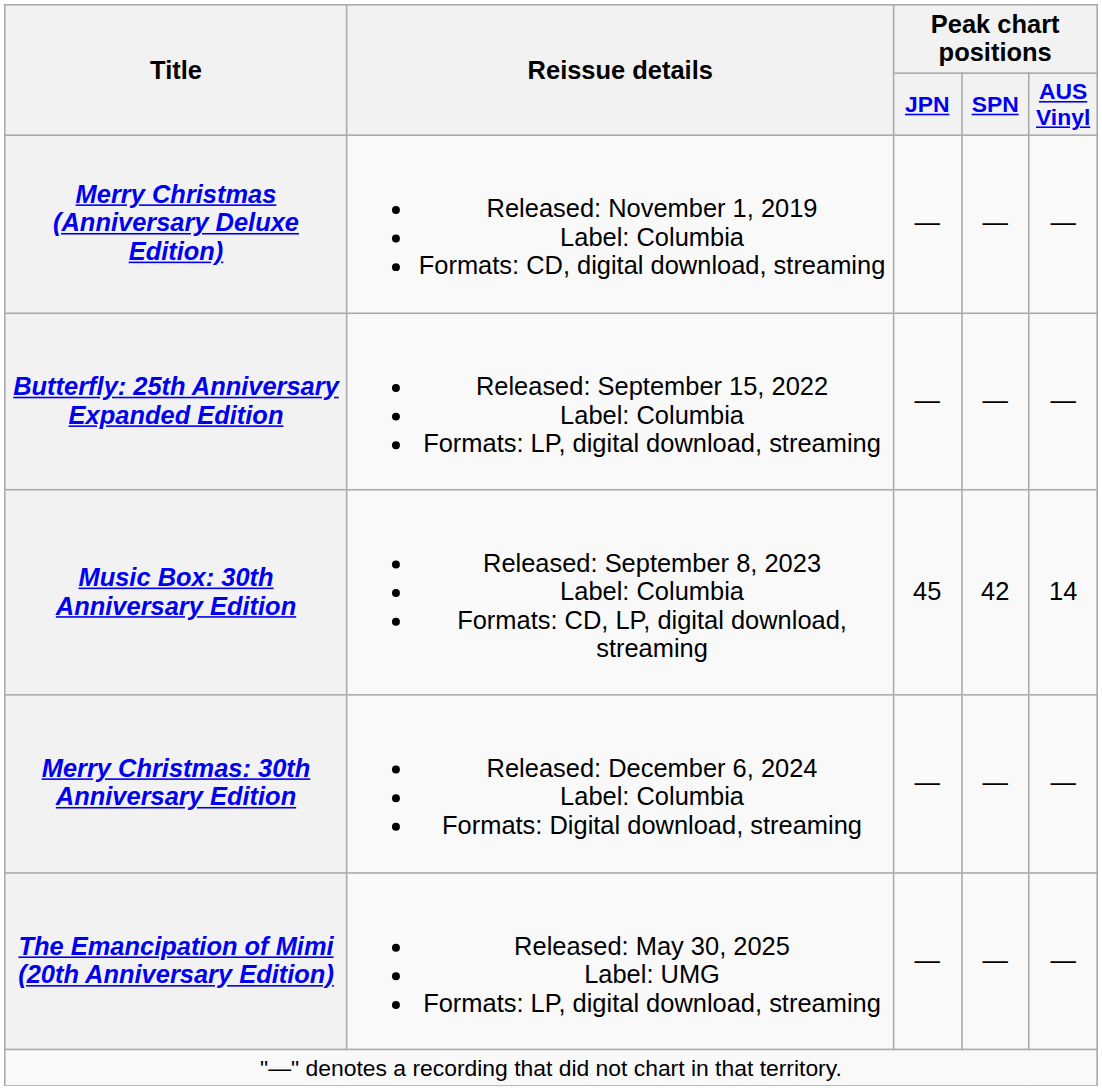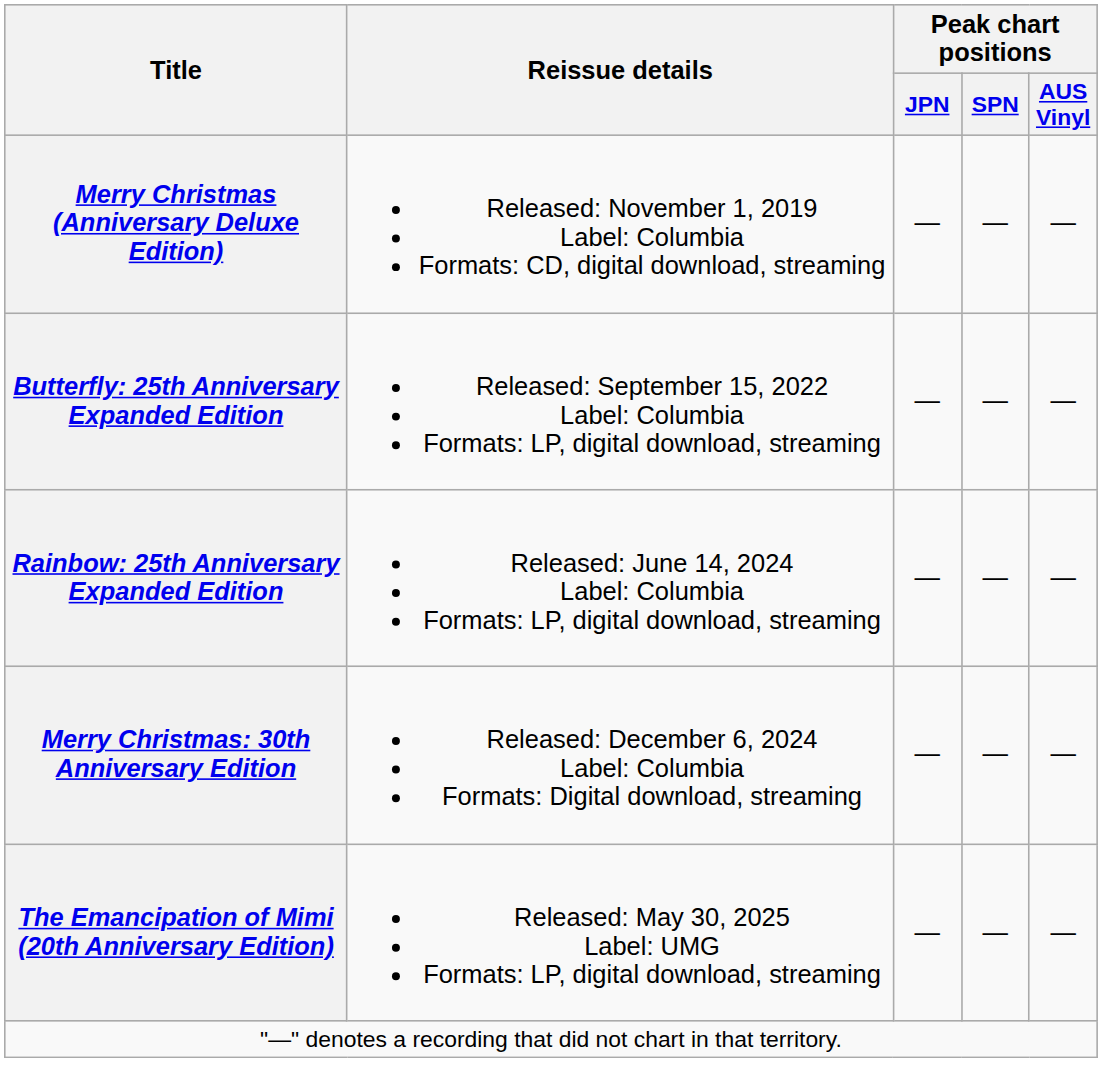- row: (176, 592)
+ row: (176, 577)
